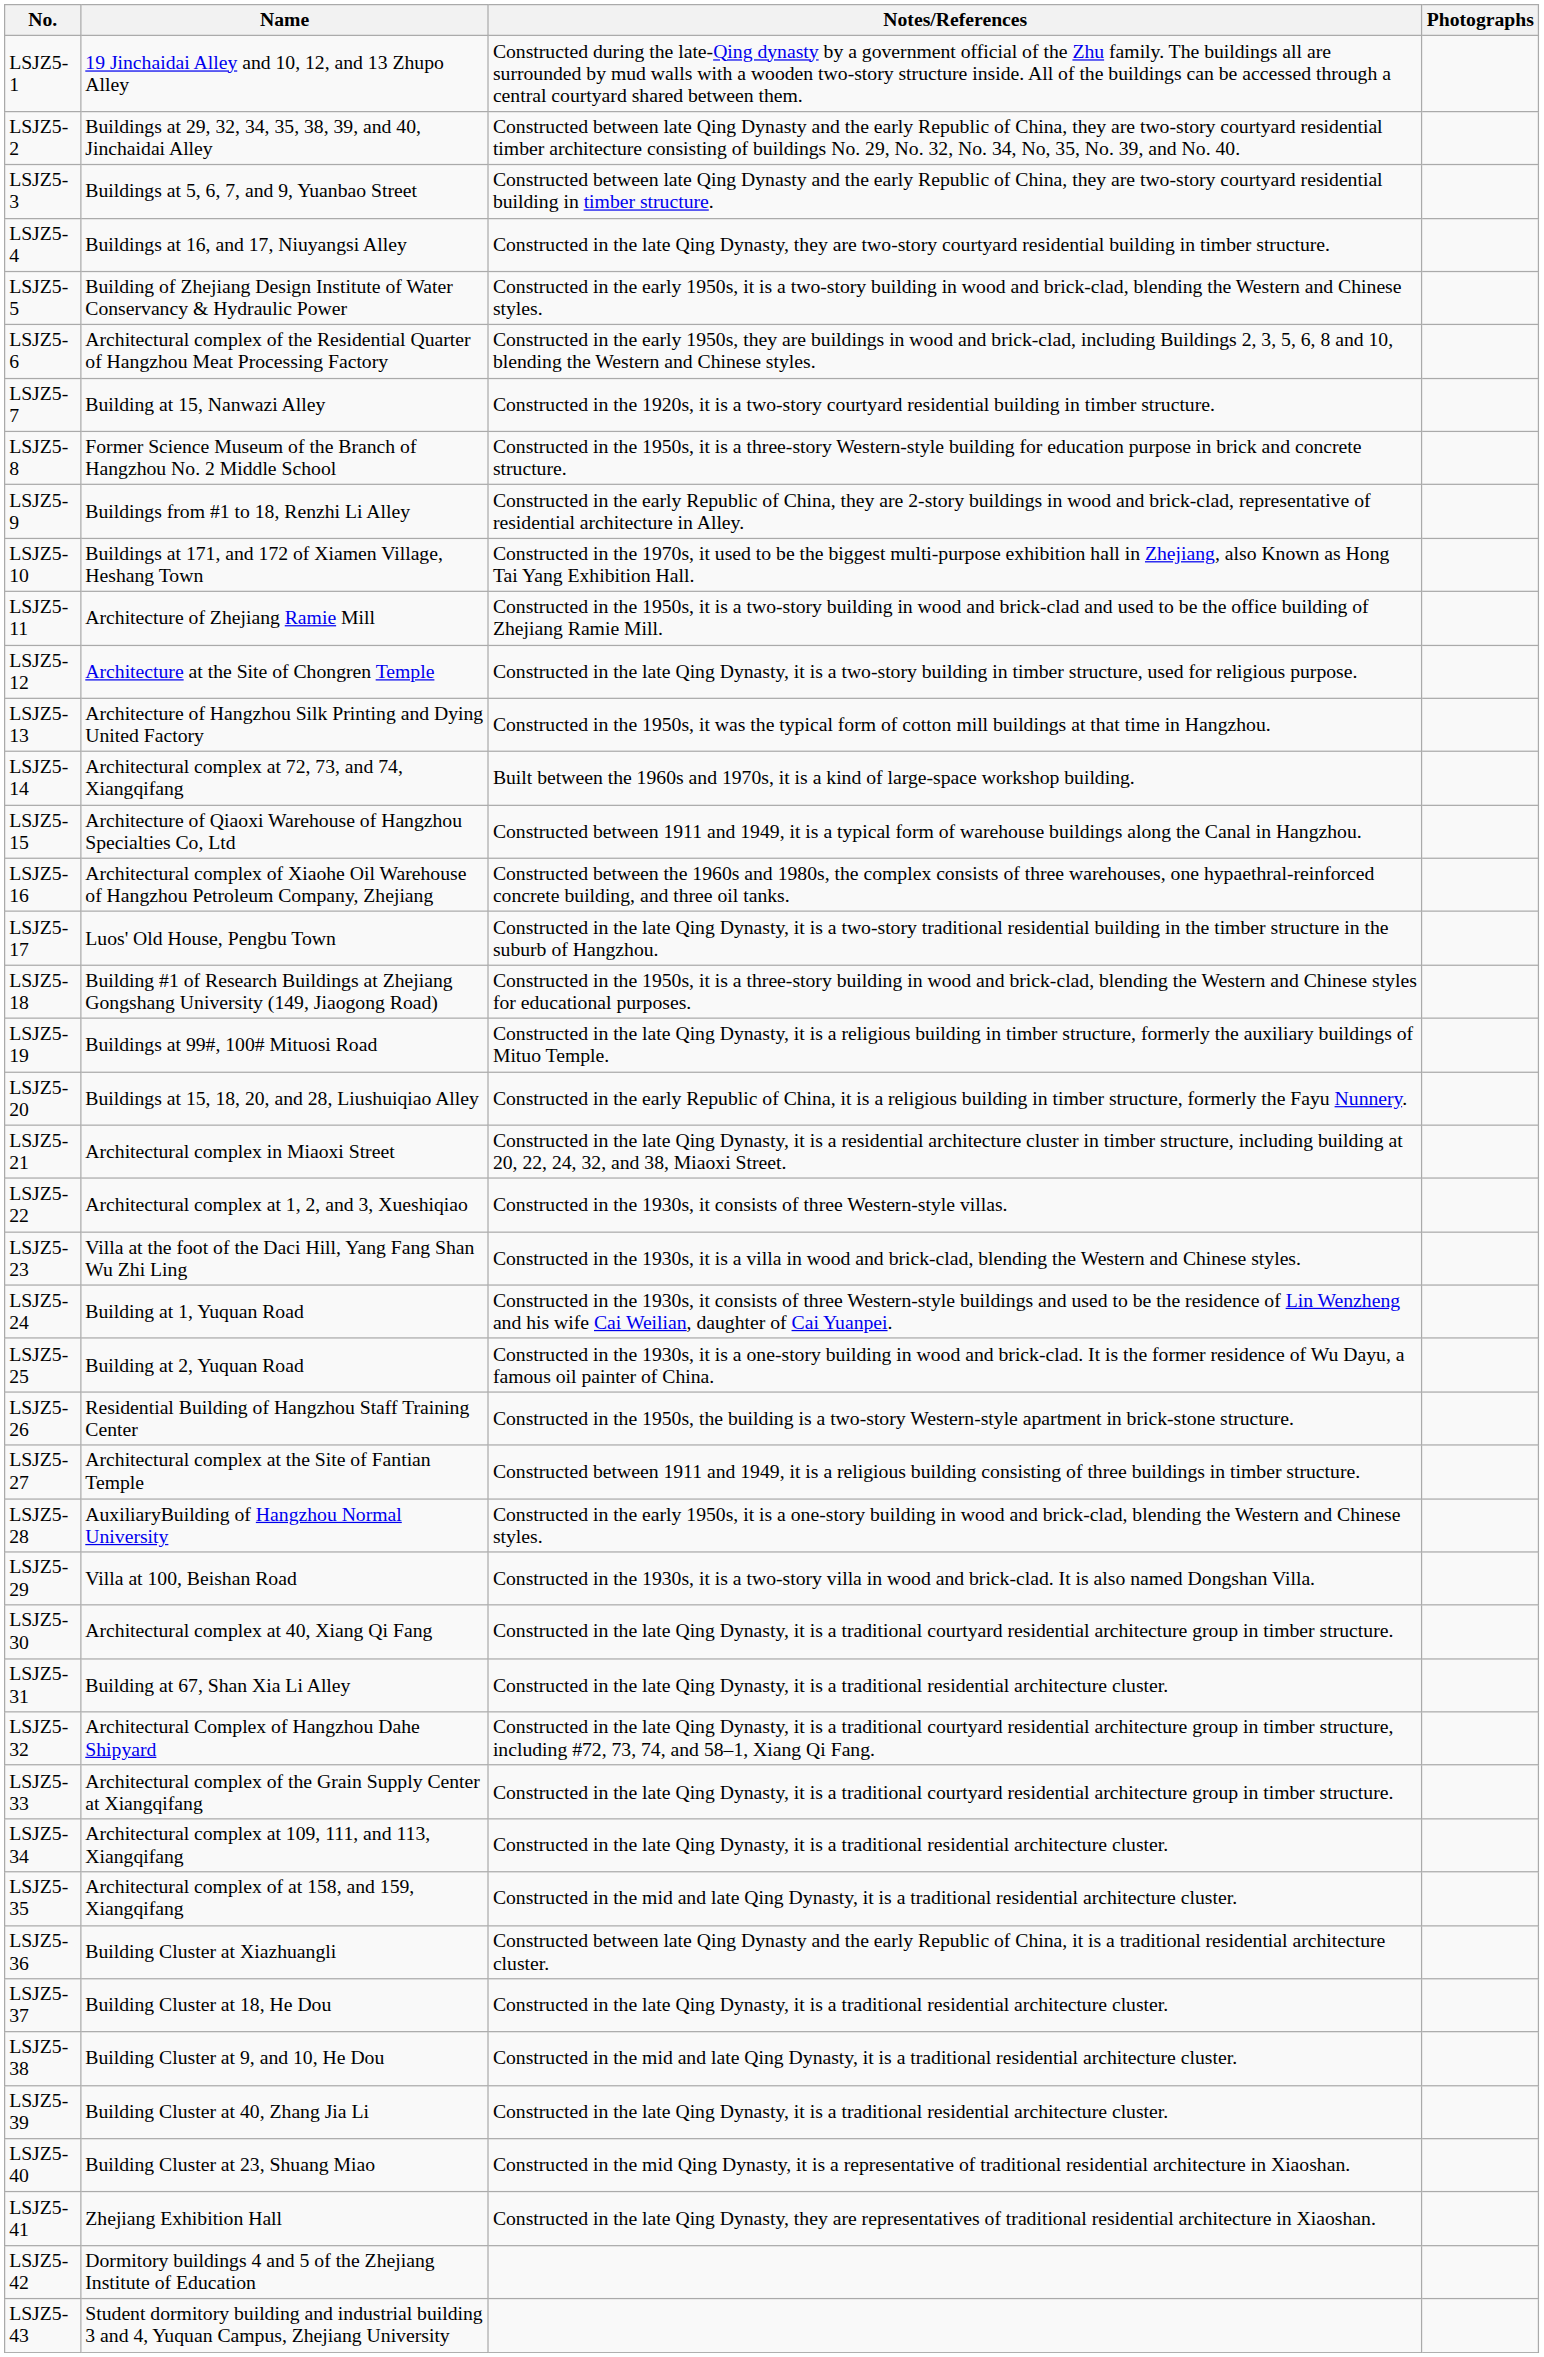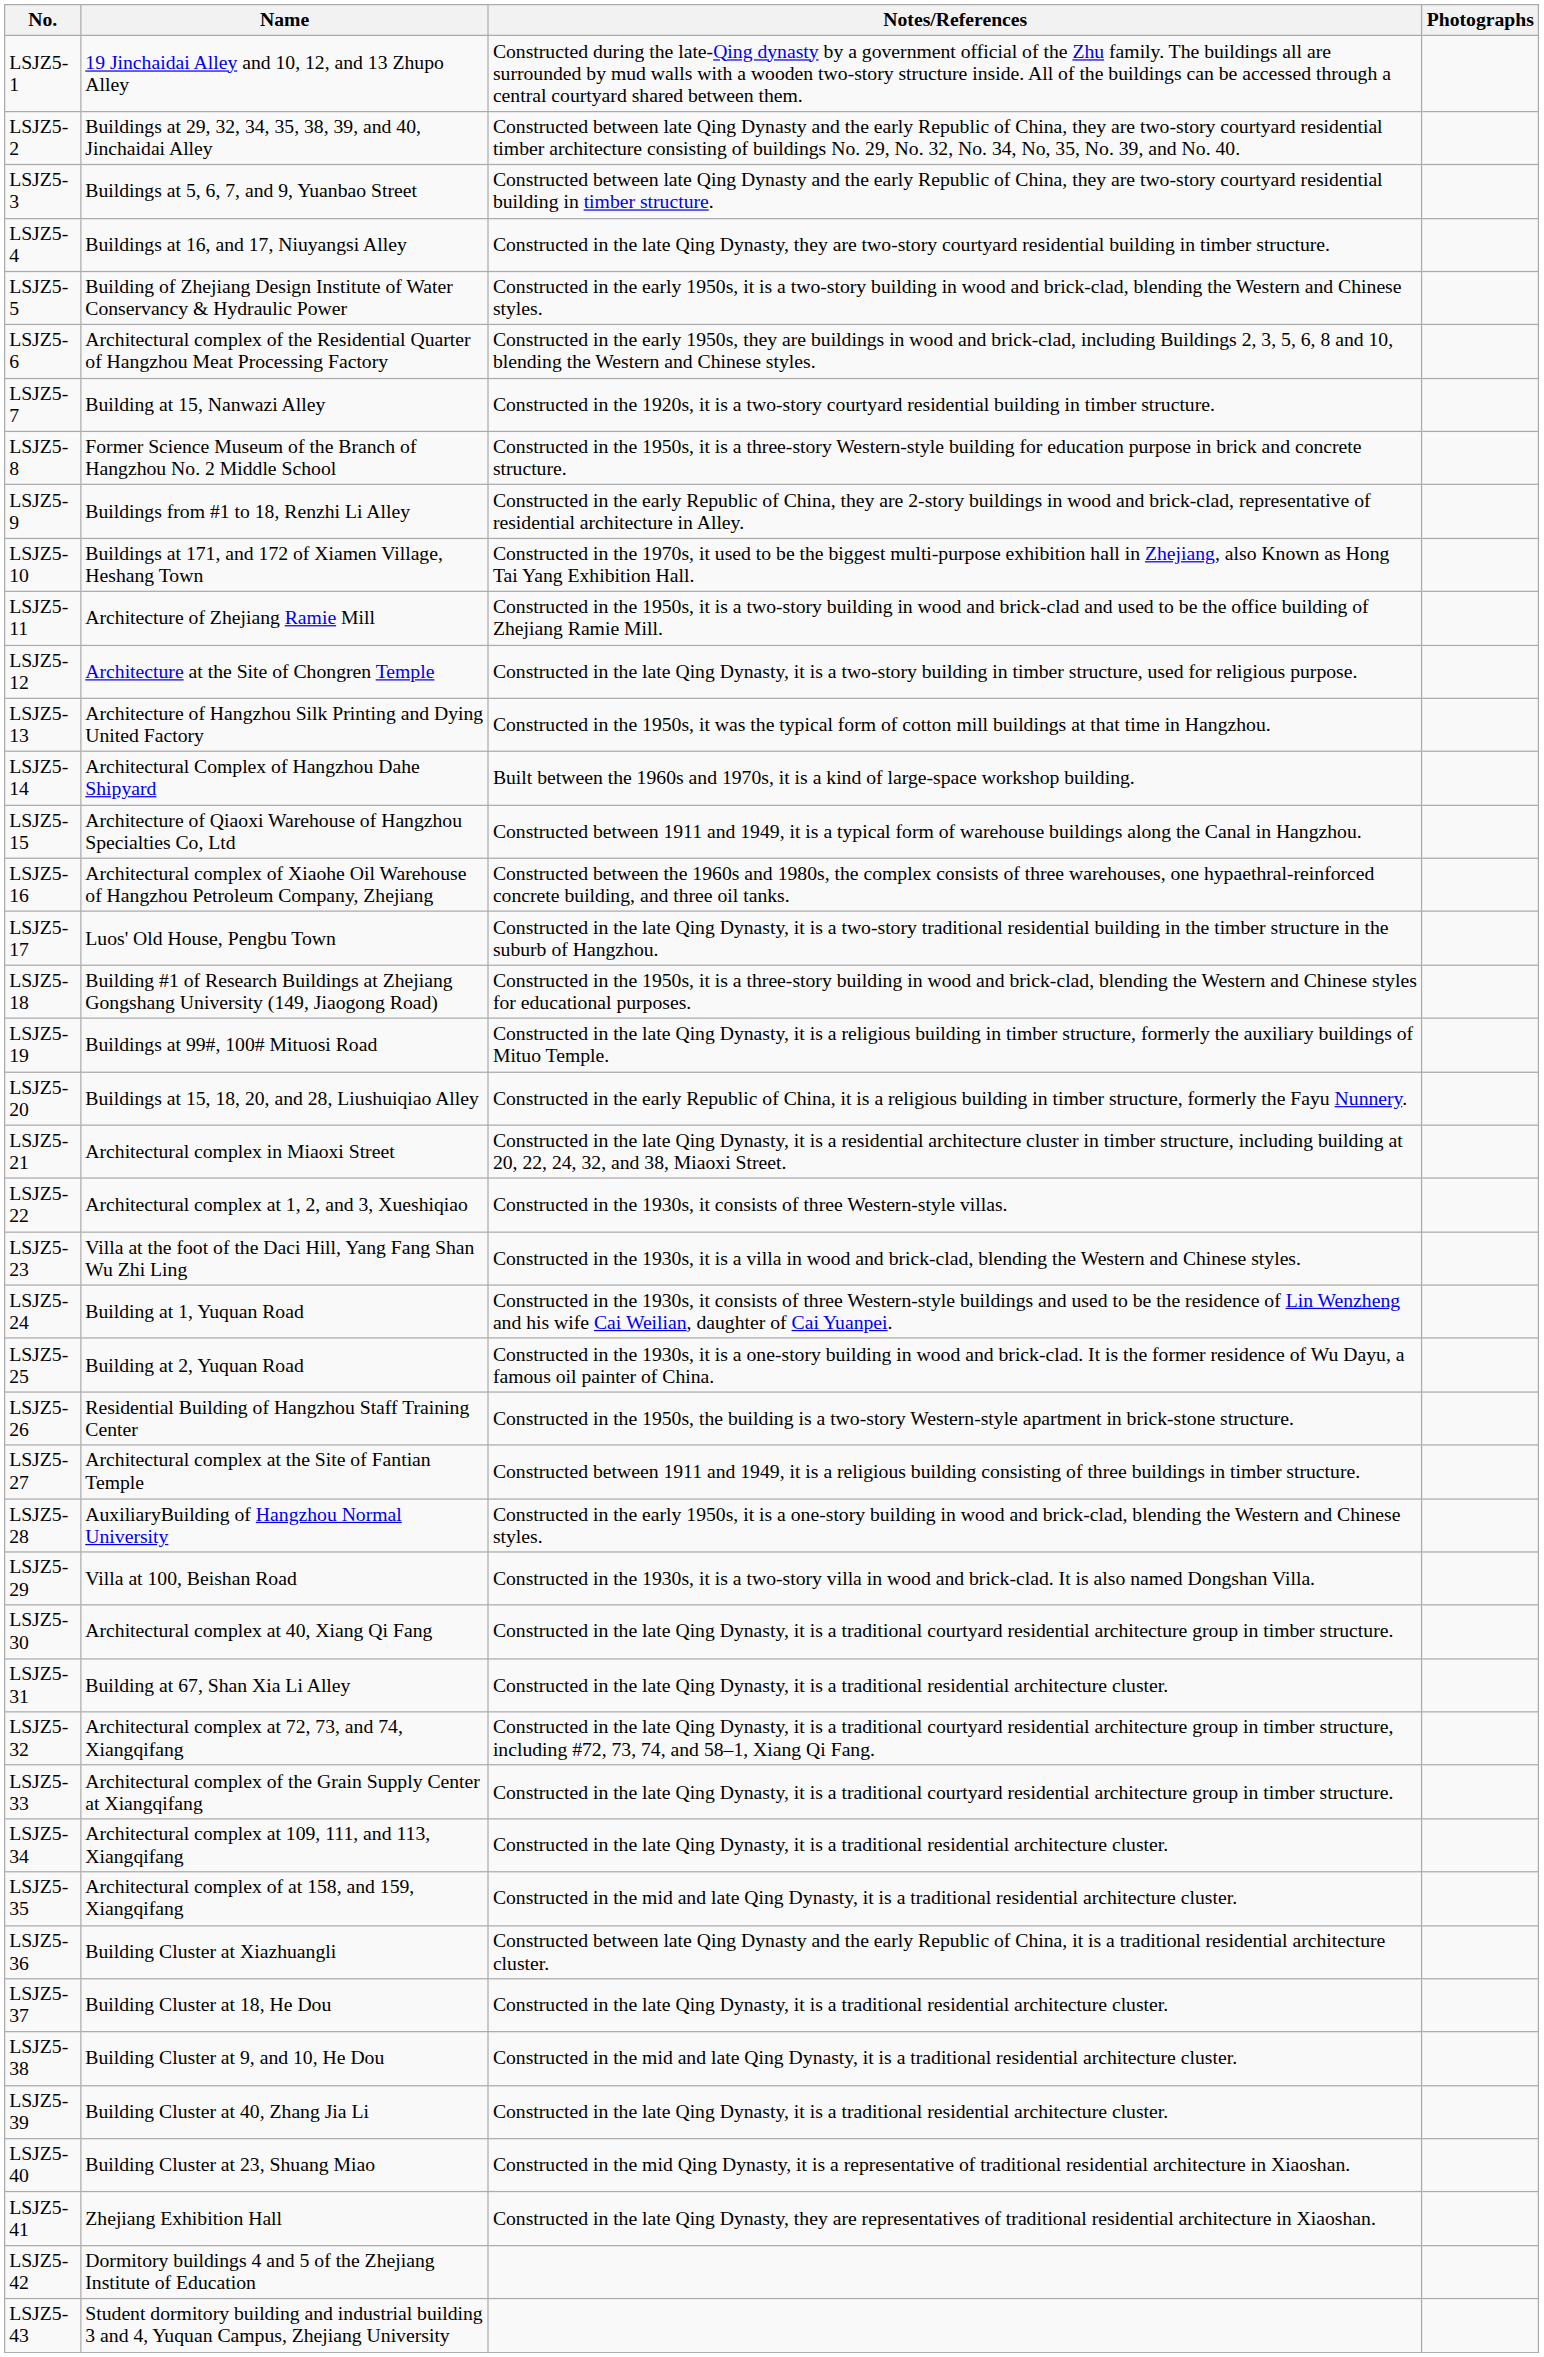(244, 778) Architectural complex at 72, 73, and 74, Xiangqifang -> (253, 778) Architectural Complex of Hangzhou Dahe Shipyard
(253, 1738) Architectural Complex of Hangzhou Dahe Shipyard -> (244, 1738) Architectural complex at 72, 73, and 74, Xiangqifang
